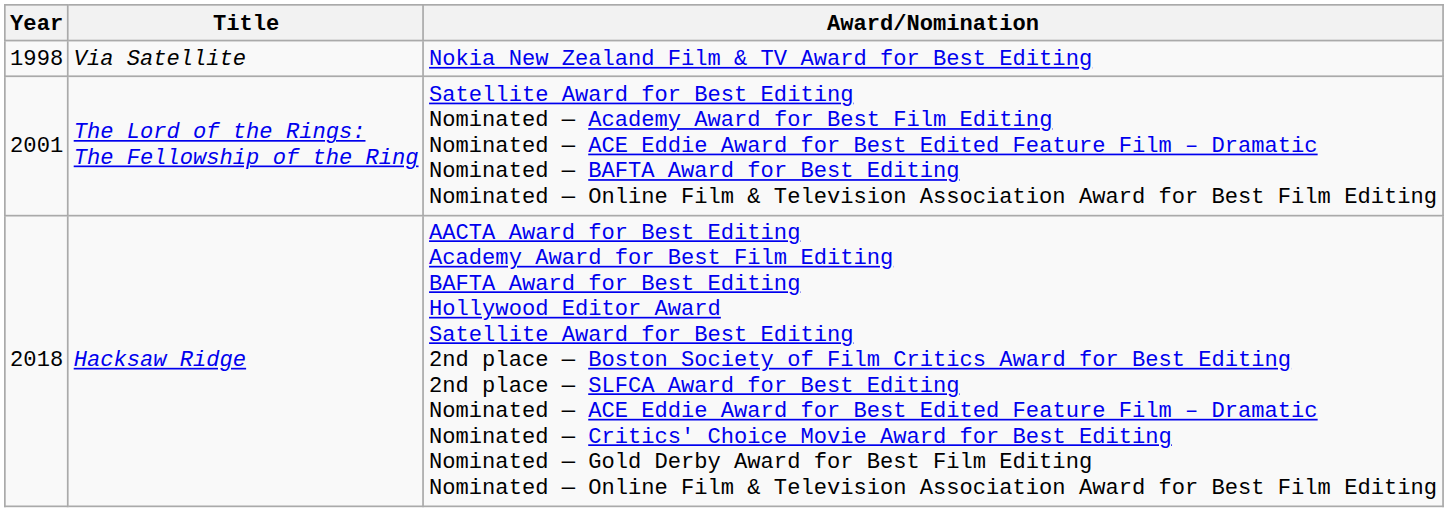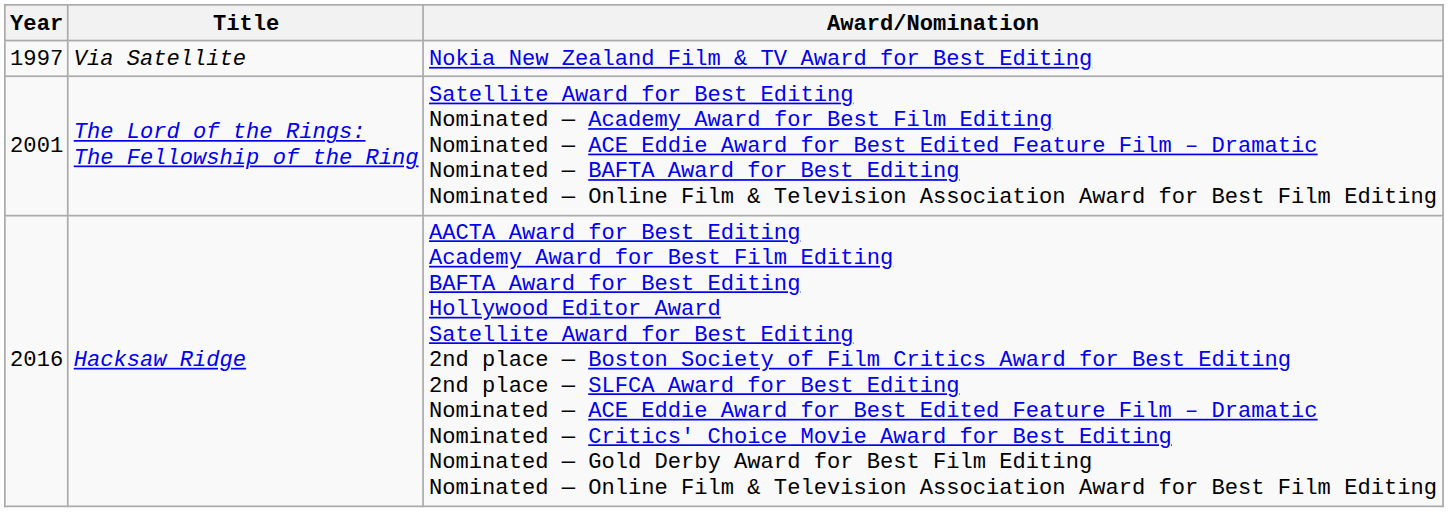(37, 59) 1998 -> (37, 59) 1997
(37, 360) 2018 -> (37, 360) 2016
